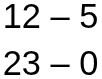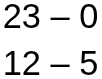rows swapped: (51, 16) <-> (51, 64)
